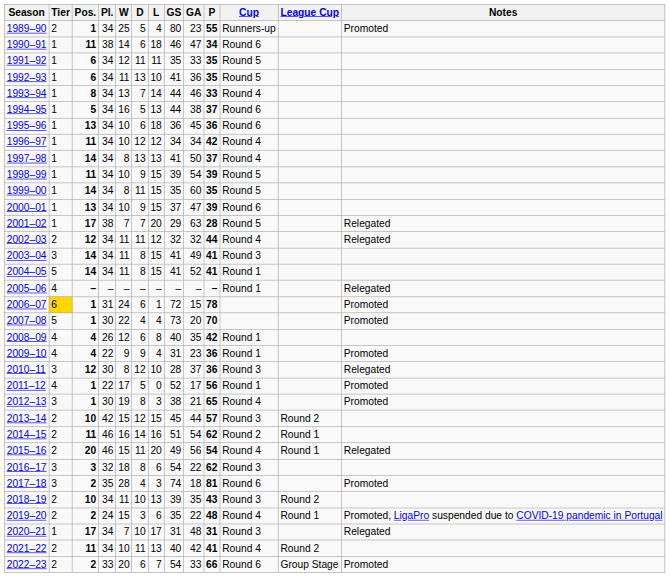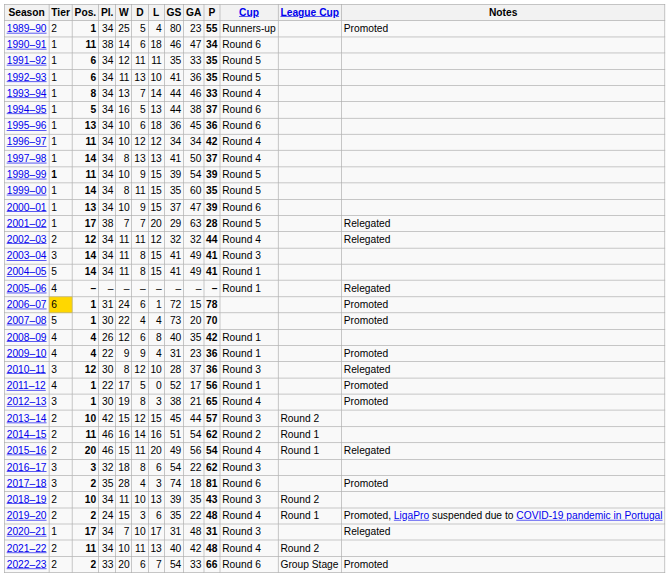(54, 175) normal -> (54, 175) bold
(196, 272) 52 -> (196, 272) 49
(212, 548) 41 -> (212, 548) 48
